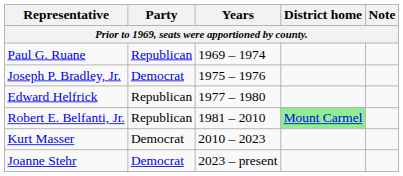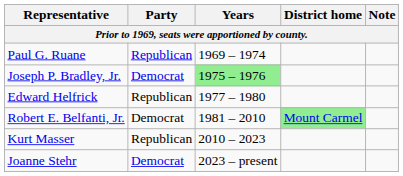(232, 75) no background -> (232, 75) lightgreen background
(162, 118) Republican -> (157, 118) Democrat
(157, 139) Democrat -> (162, 139) Republican
